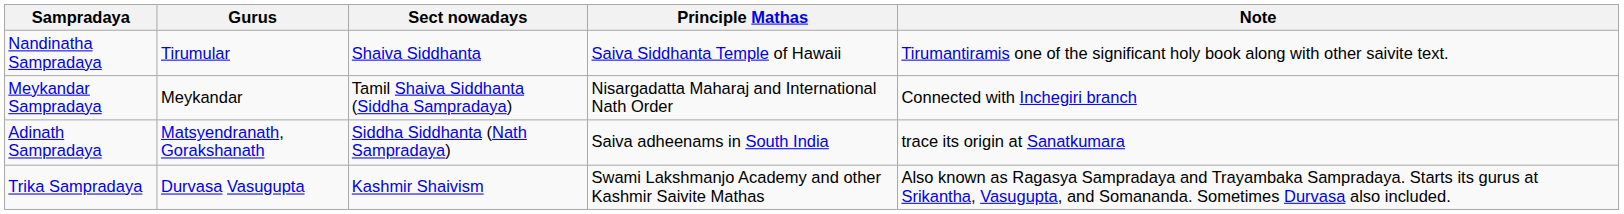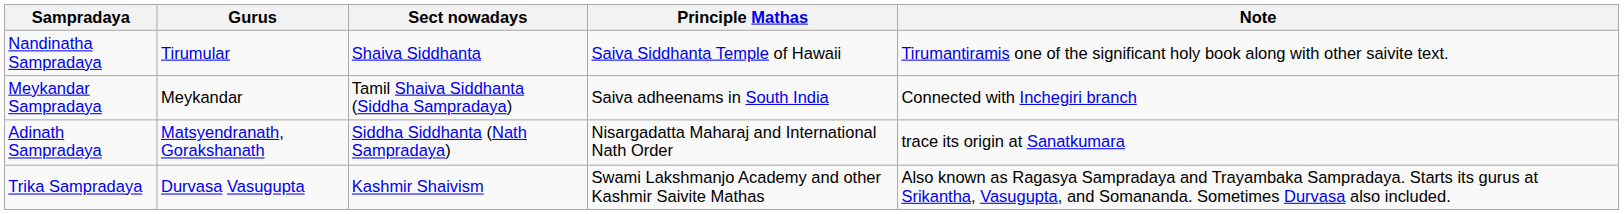(734, 97) Nisargadatta Maharaj and International Nath Order -> (710, 97) Saiva adheenams in South India
(710, 142) Saiva adheenams in South India -> (734, 142) Nisargadatta Maharaj and International Nath Order
